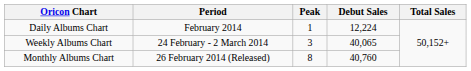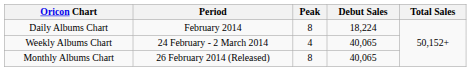(310, 27) 1 -> (310, 27) 8
(363, 27) 12,224 -> (363, 27) 18,224
(310, 43) 3 -> (310, 43) 4
(363, 58) 40,760 -> (363, 58) 40,065
